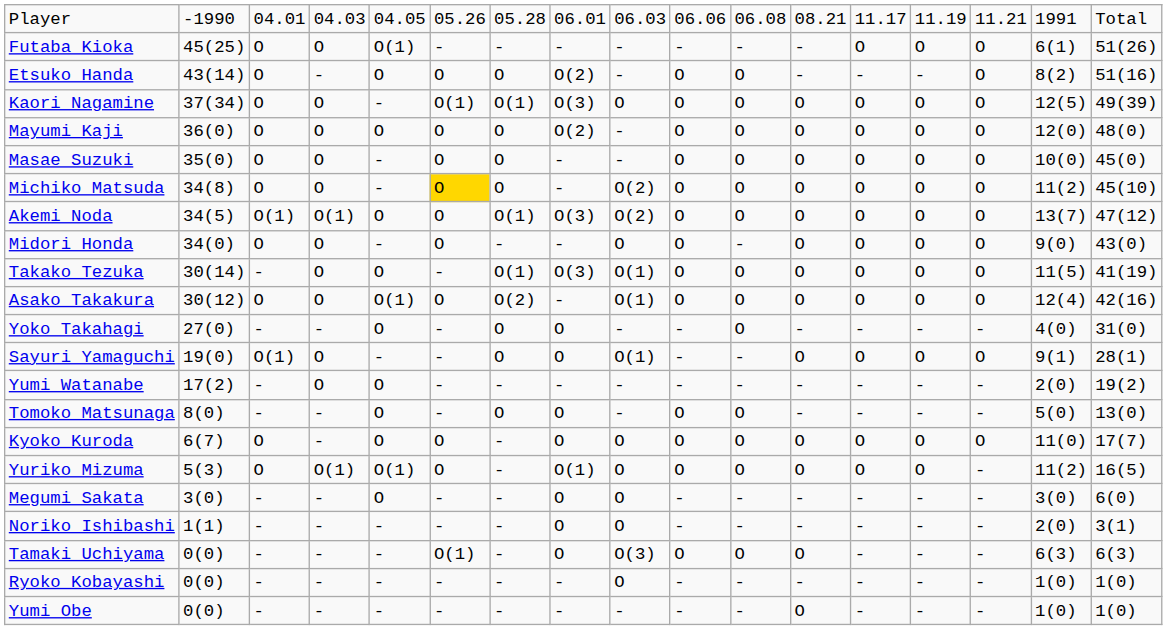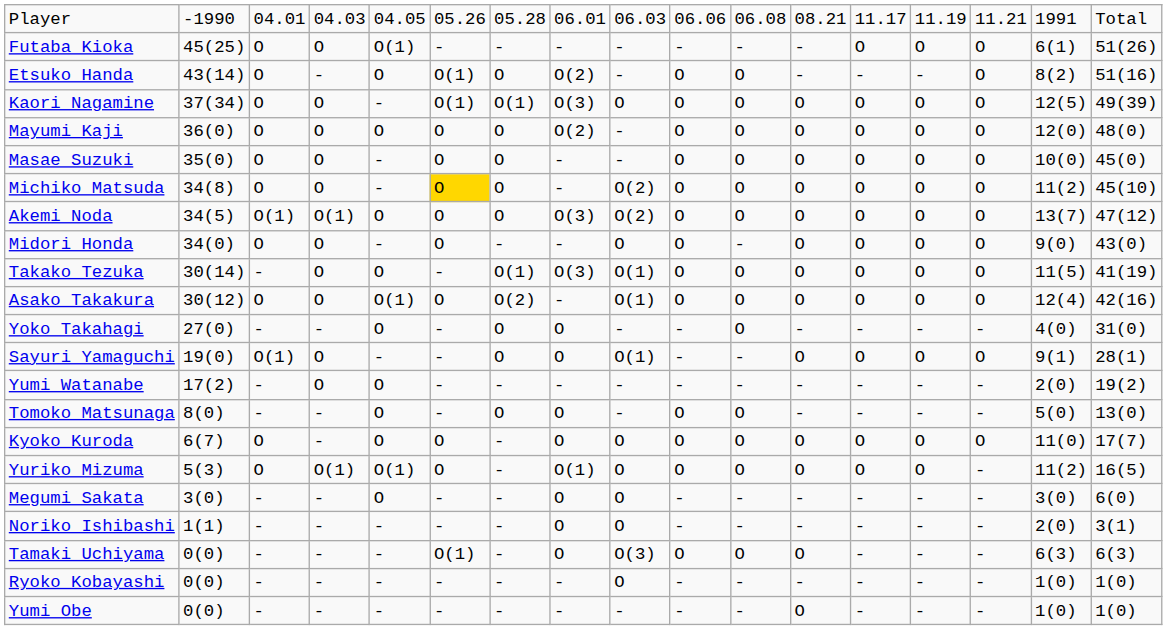(439, 75) O -> (455, 75) O(1)
(515, 216) O(1) -> (499, 216) O
